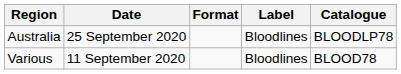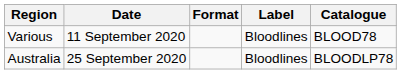rows swapped: (30, 58) <-> (34, 36)
